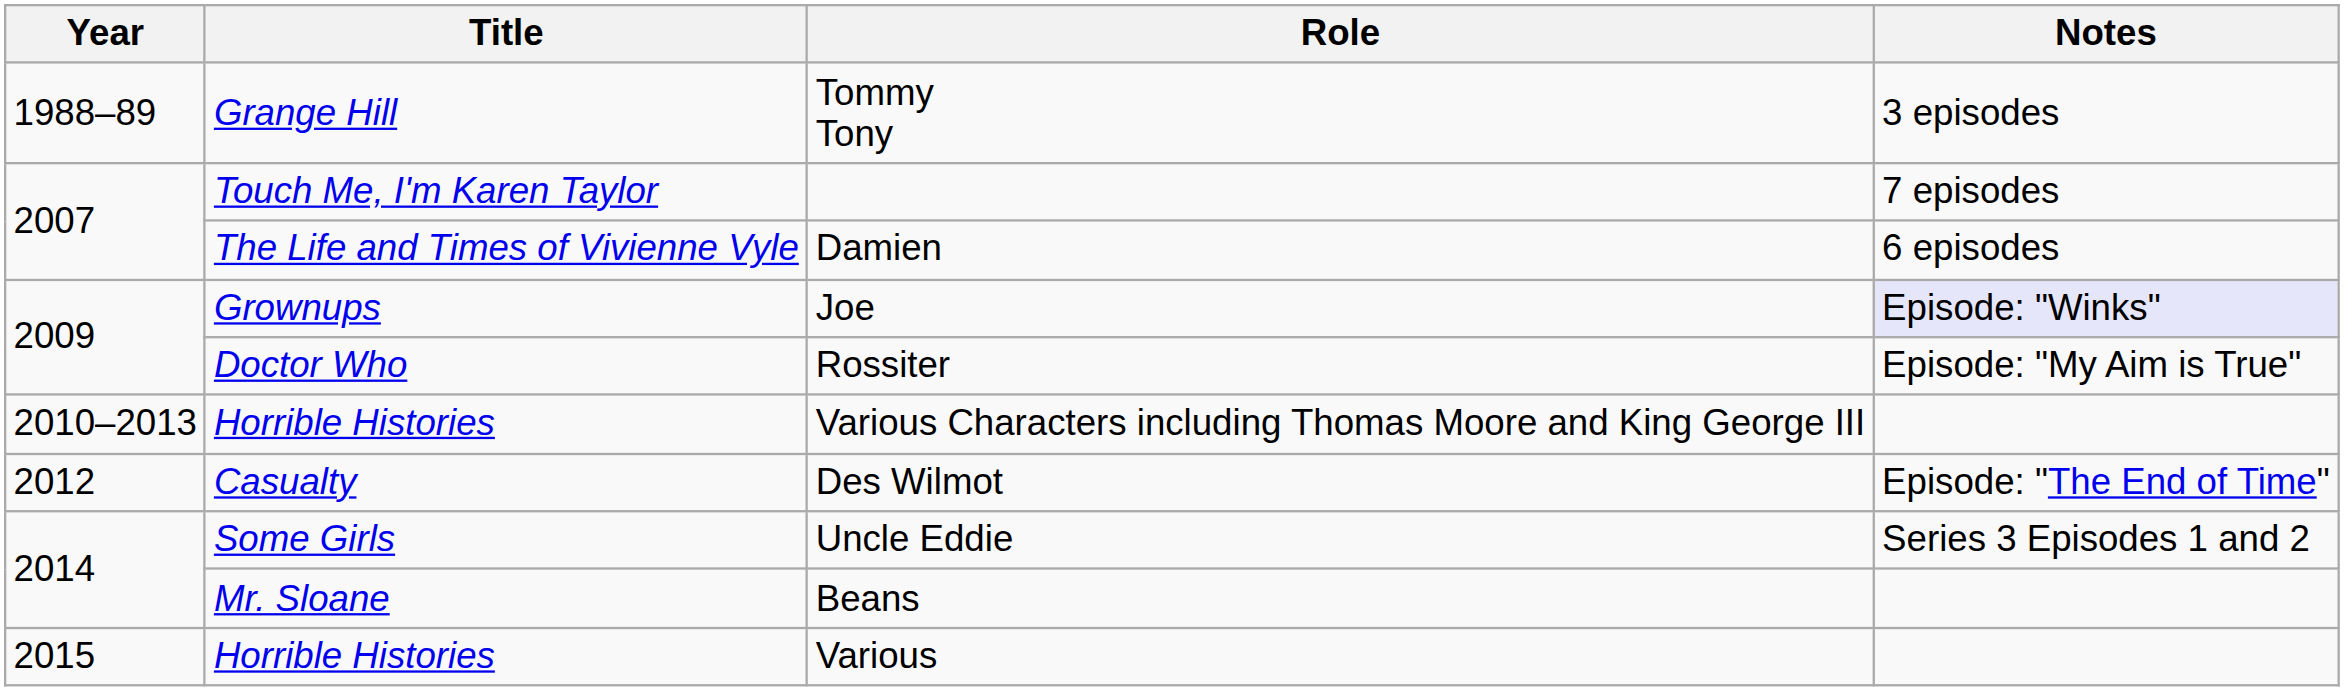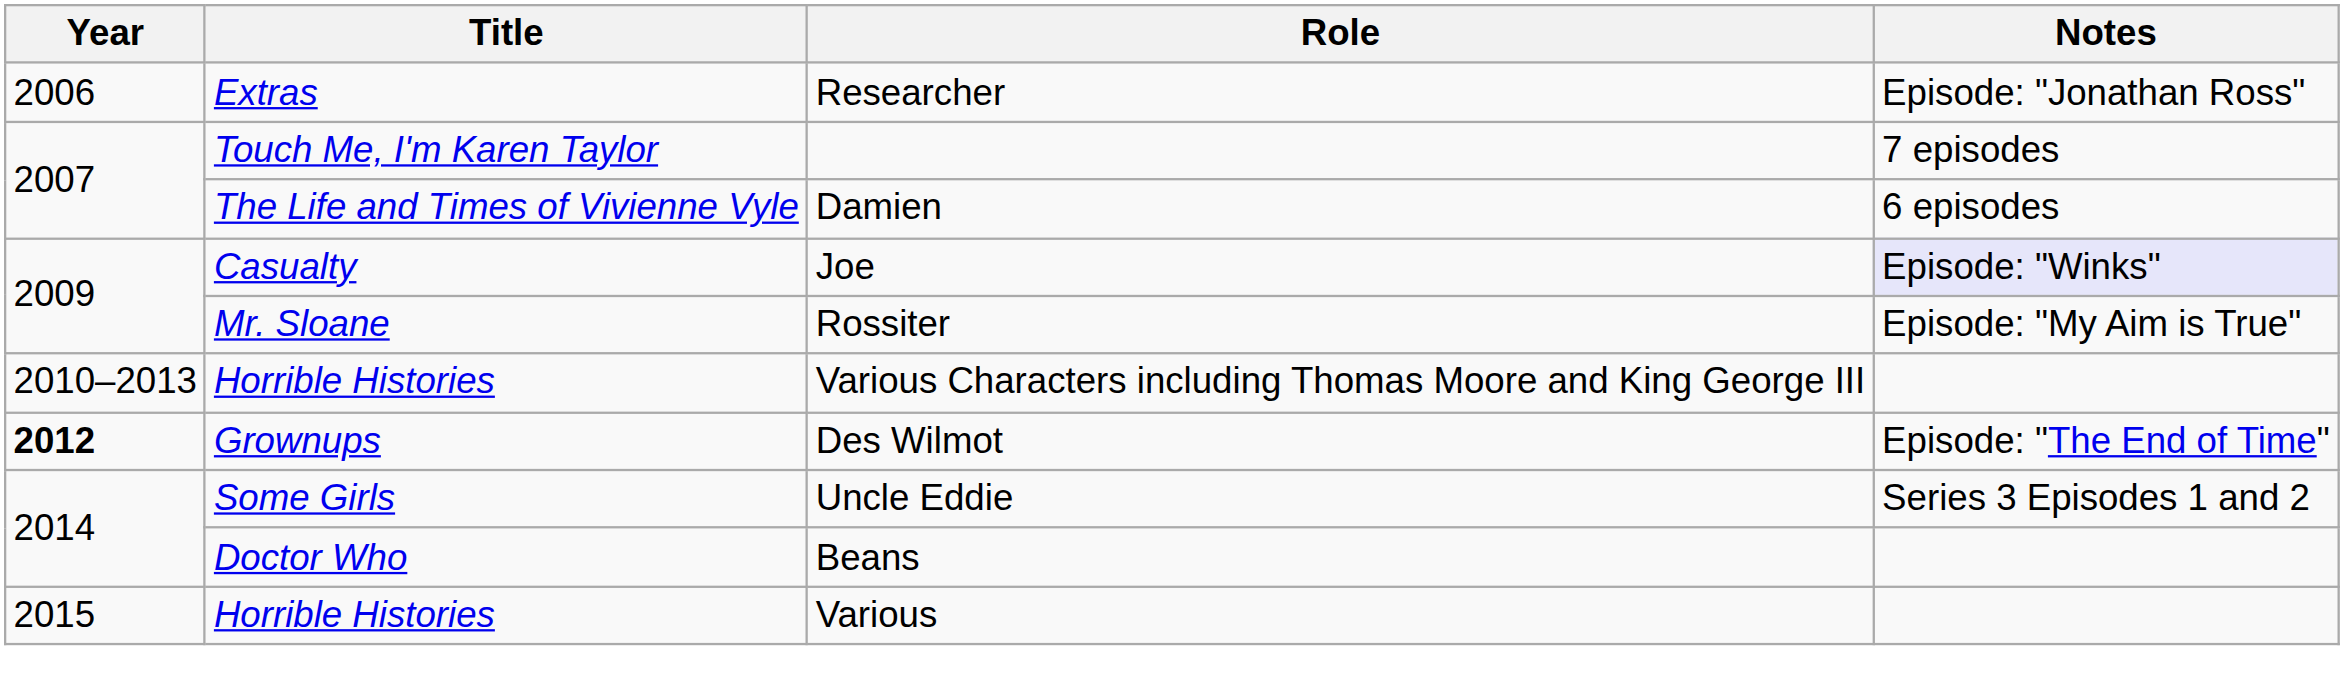- row: (875, 112)
+ row: (910, 91)
(297, 307) Grownups -> (285, 265) Casualty
(311, 365) Doctor Who -> (302, 324) Mr. Sloane
(54, 481) normal -> (54, 440) bold
(285, 481) Casualty -> (297, 440) Grownups
(302, 597) Mr. Sloane -> (311, 556) Doctor Who
